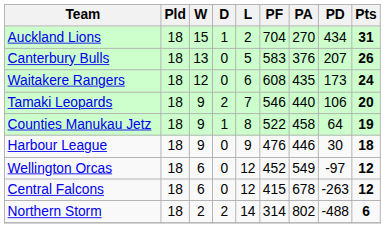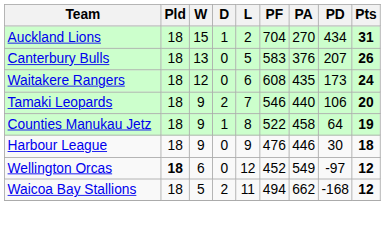(175, 168) normal -> (175, 168) bold
+ row: (72, 189)
- row: (56, 189)
- row: (55, 211)
